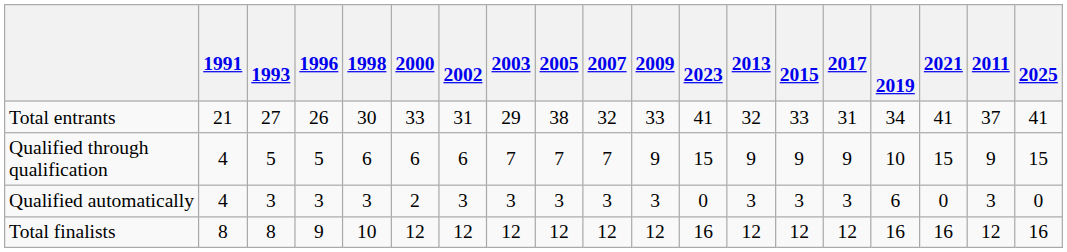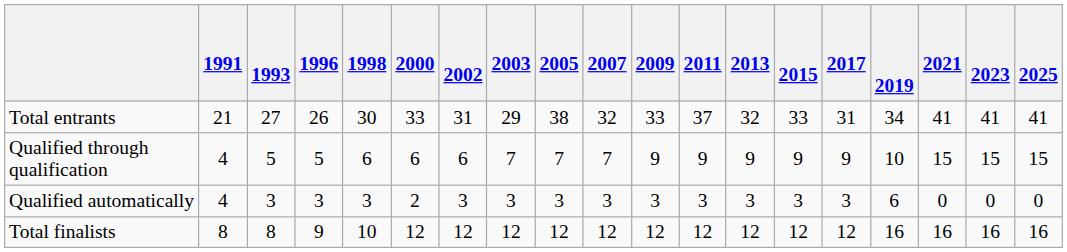columns swapped: (991, 63) <-> (703, 74)
